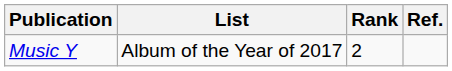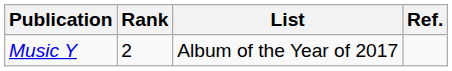columns swapped: (232, 19) <-> (375, 19)
